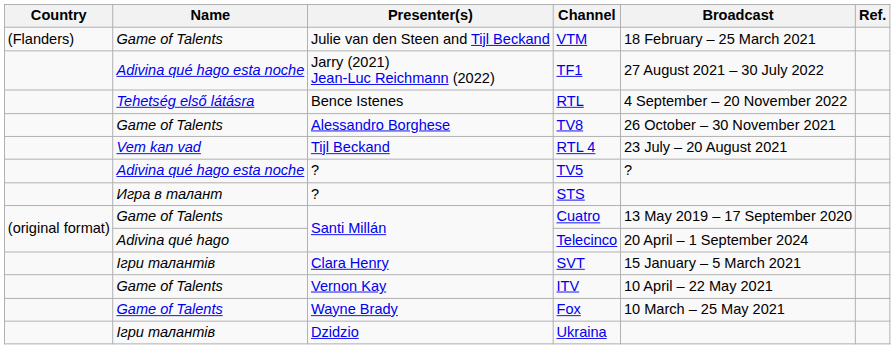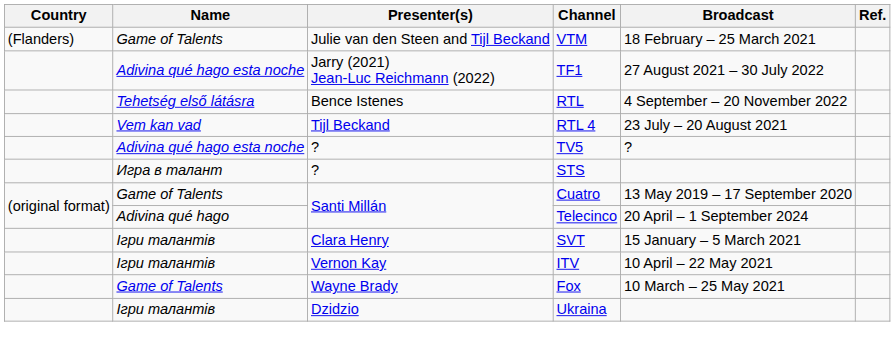- row: (570, 124)
(170, 286) Game of Talents -> (166, 263) Ігри талантів
